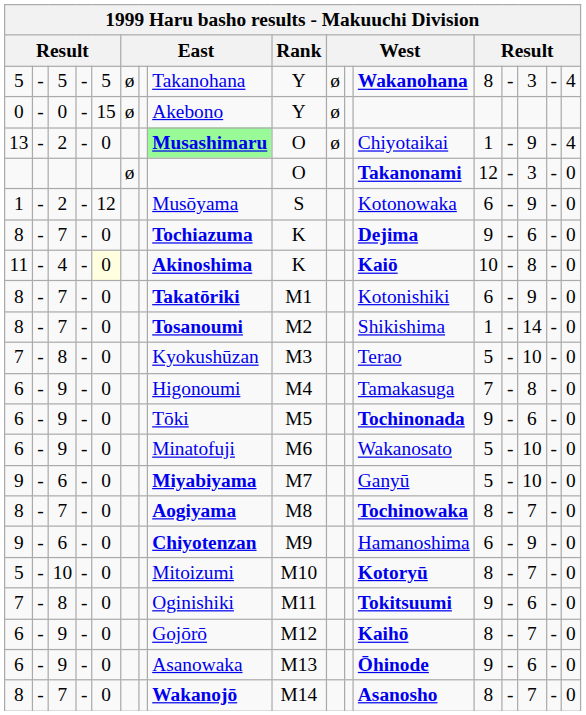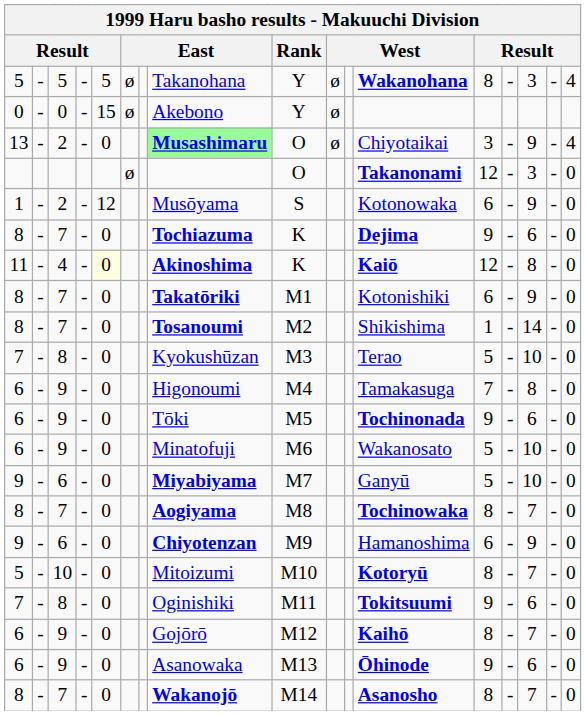(488, 142) 1 -> (488, 142) 3
(488, 265) 10 -> (488, 265) 12
